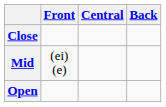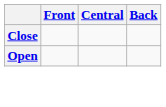- row: (23, 63)
